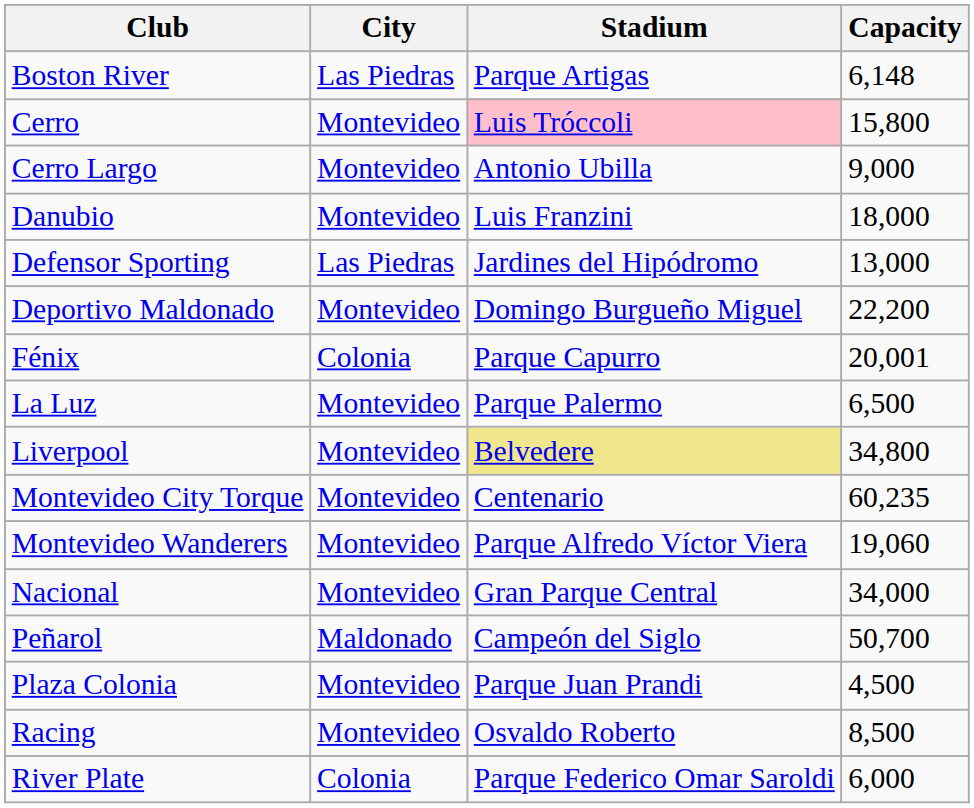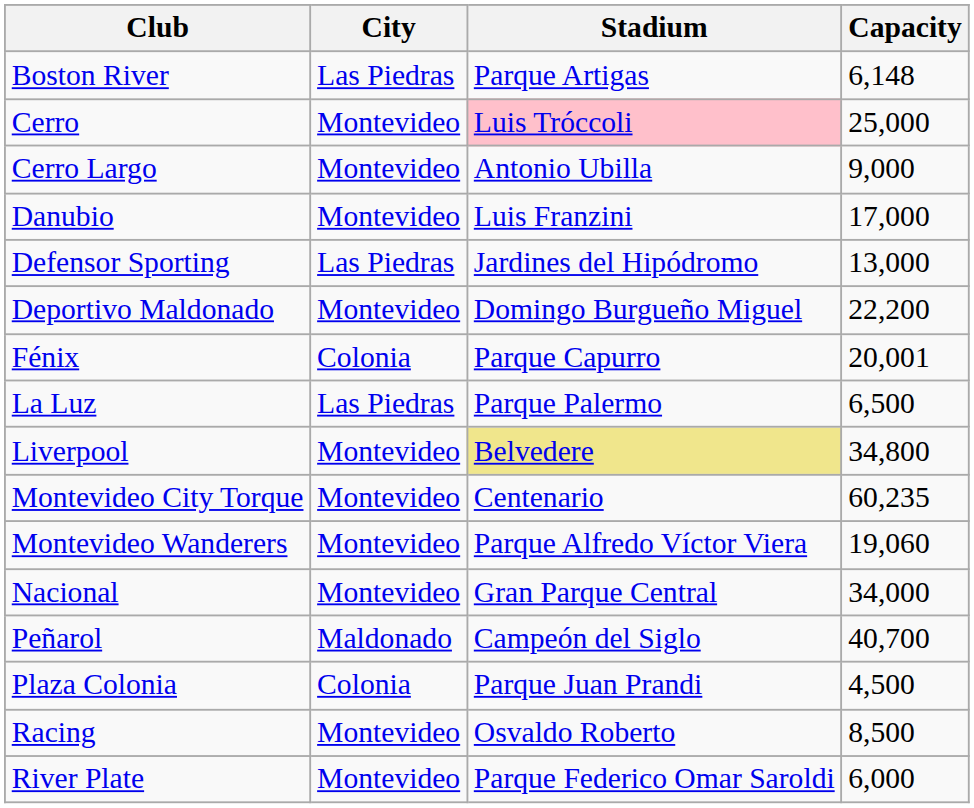(889, 121) 15,800 -> (889, 121) 25,000
(889, 215) 18,000 -> (889, 215) 17,000
(389, 403) Montevideo -> (386, 403) Las Piedras
(889, 638) 50,700 -> (889, 638) 40,700
(389, 685) Montevideo -> (364, 685) Colonia
(364, 779) Colonia -> (389, 779) Montevideo
